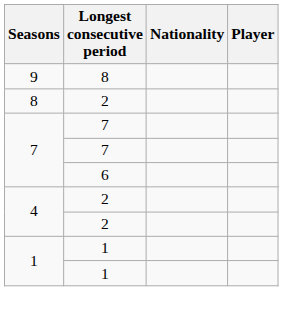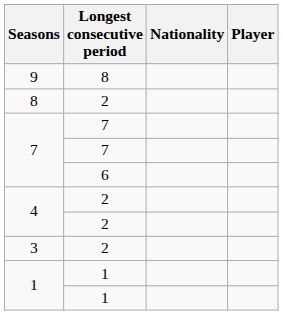+ row: (34, 248)
